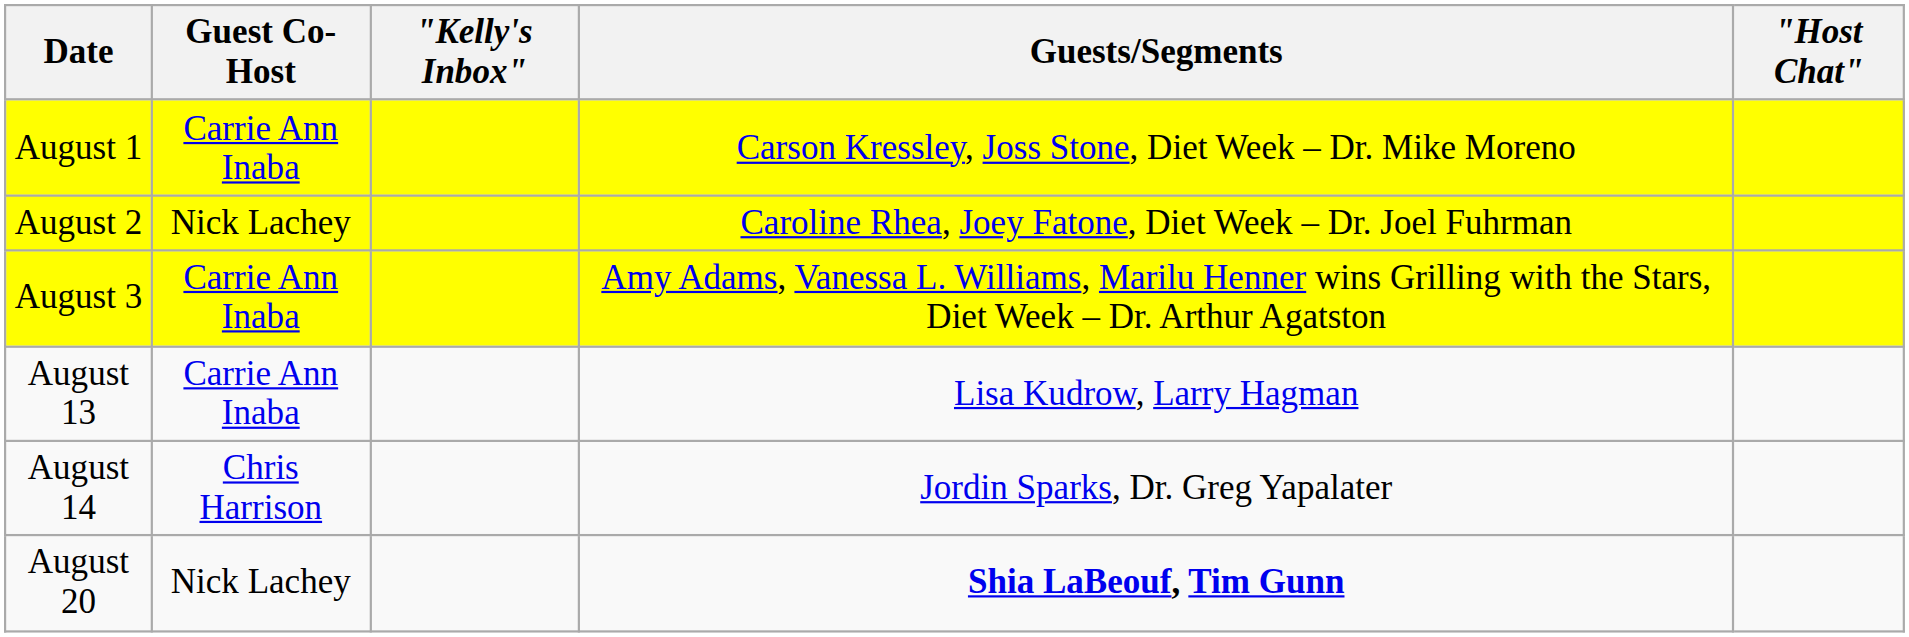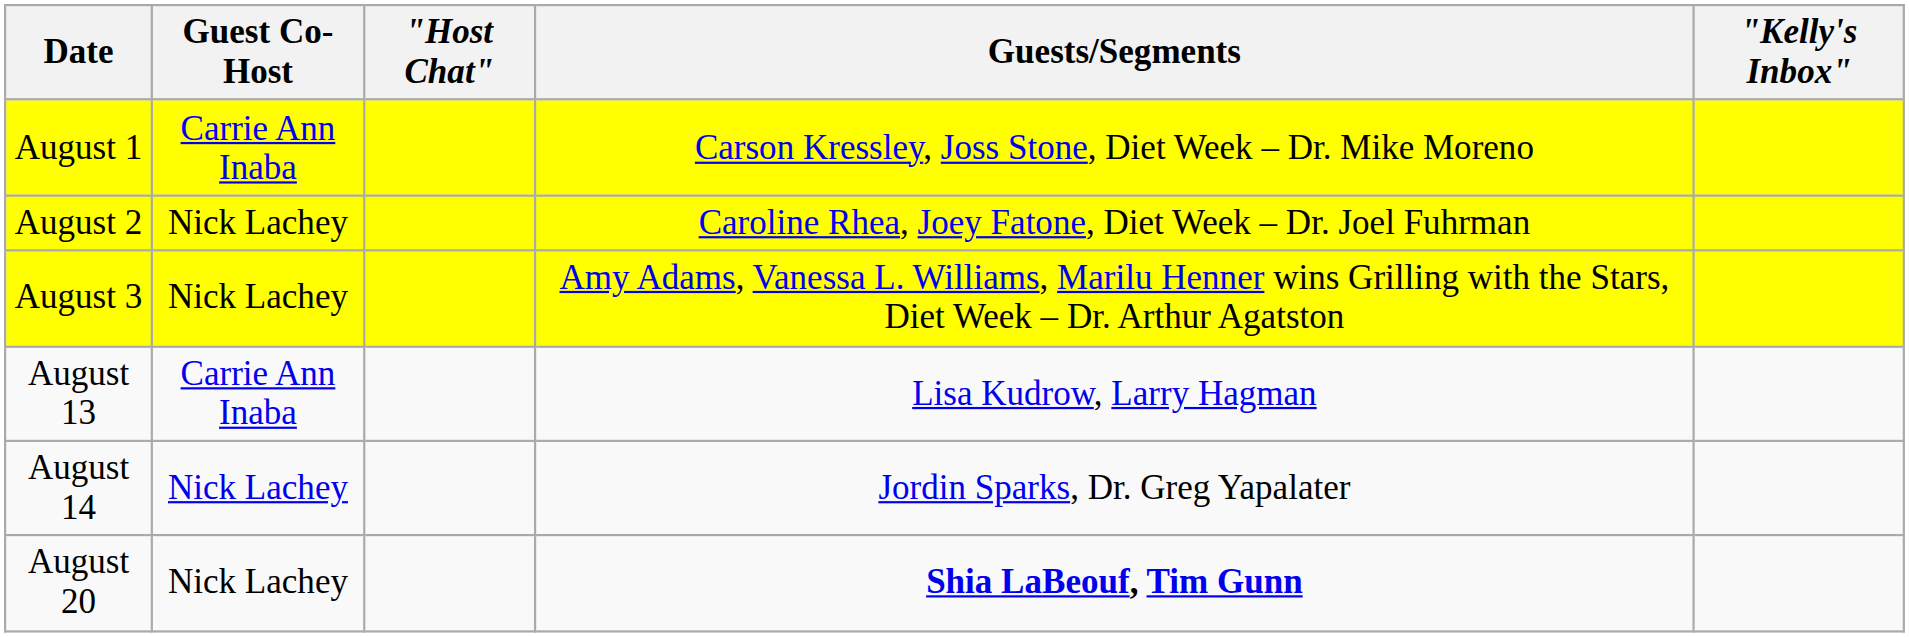columns swapped: (1819, 51) <-> (474, 51)
(261, 297) Carrie Ann Inaba -> (258, 297) Nick Lachey
(261, 487) Chris Harrison -> (258, 487) Nick Lachey
